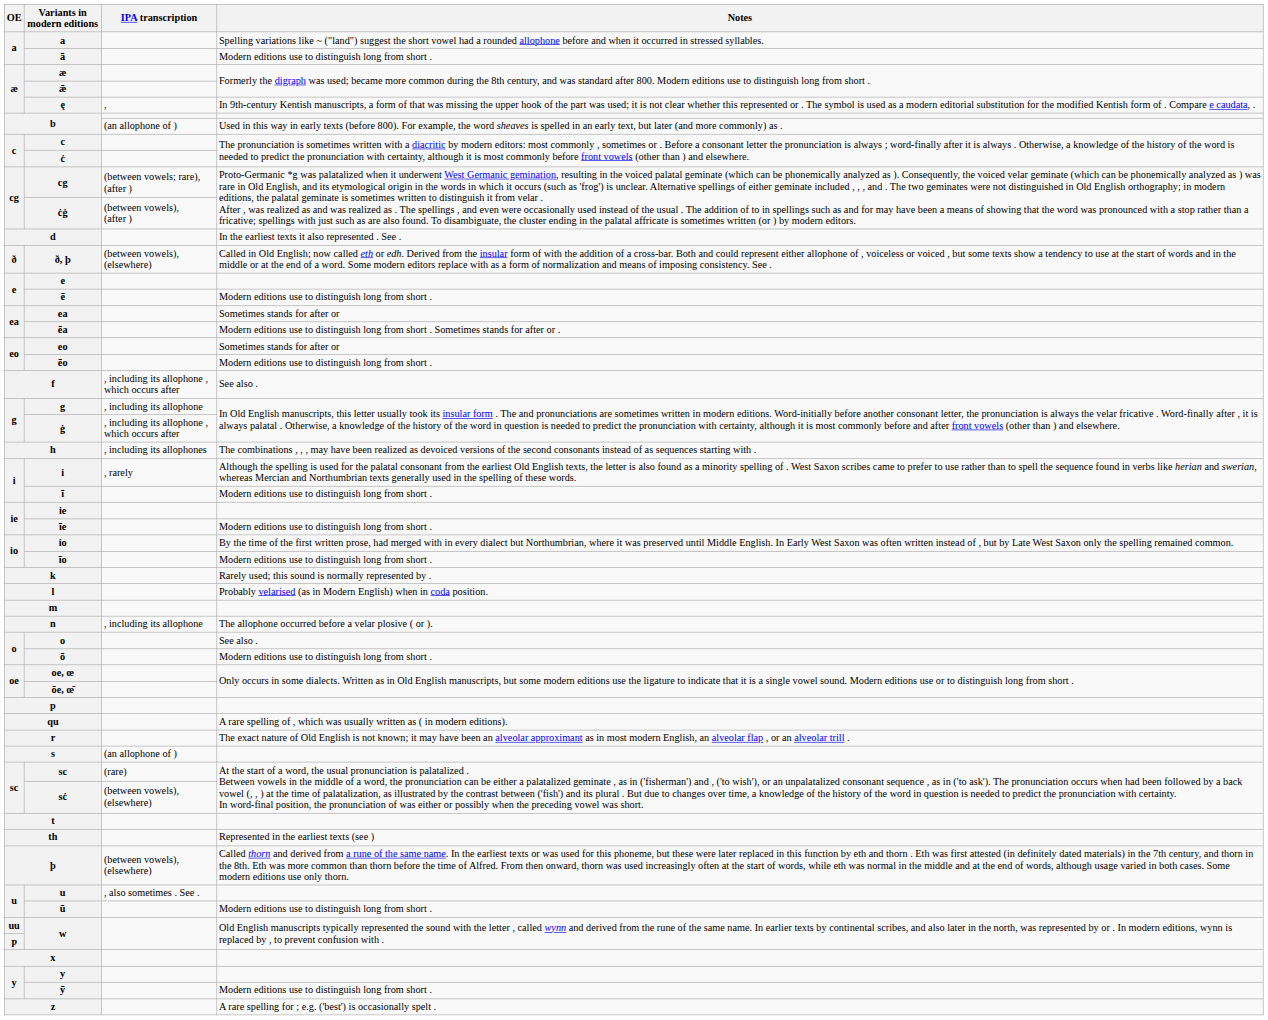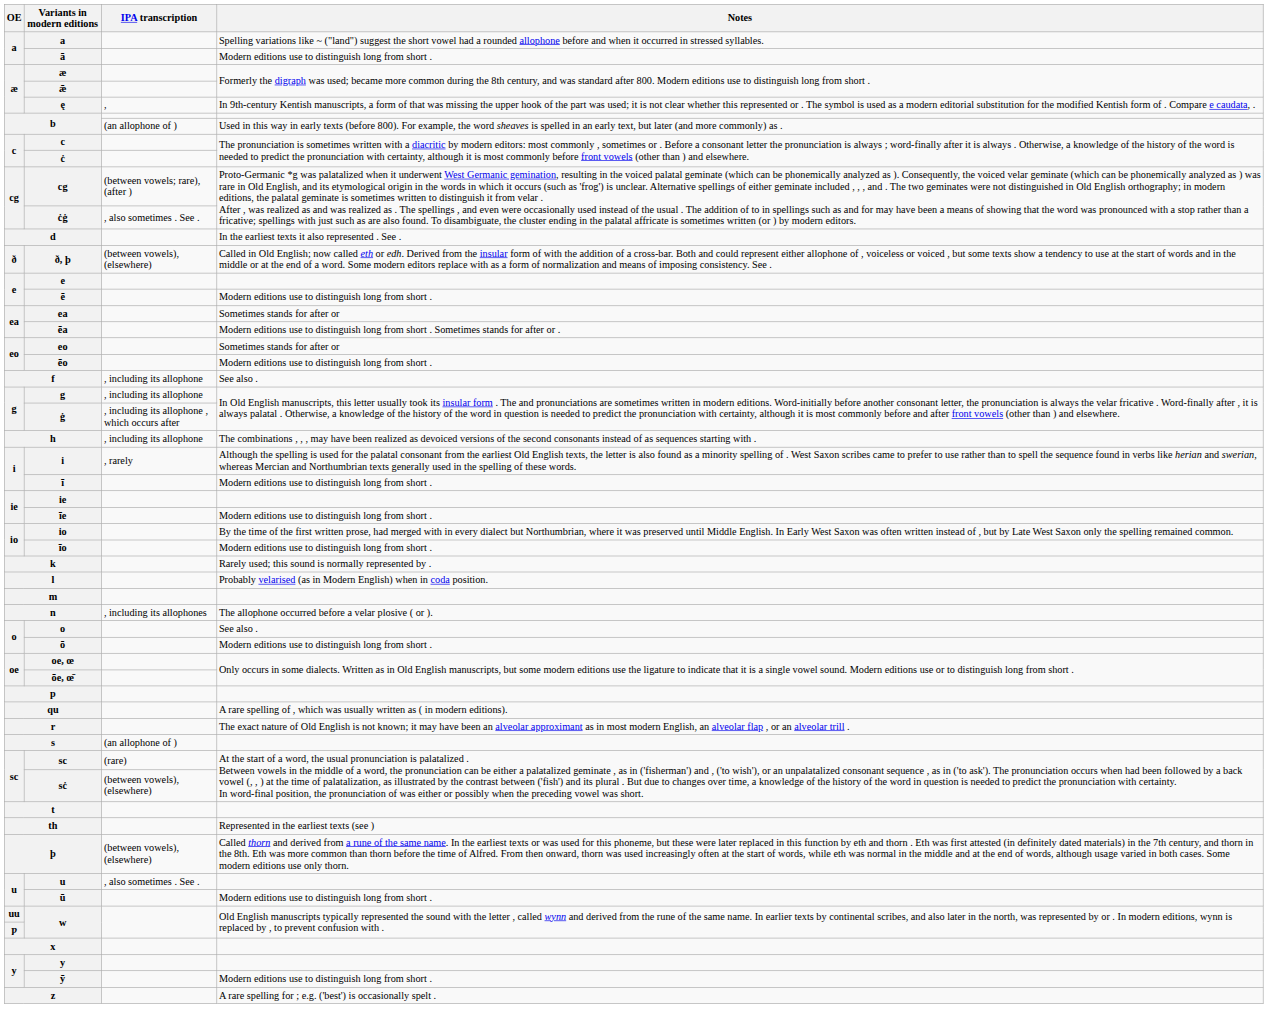(141, 213) (between vowels), (after ) -> (152, 217) , also sometimes . See .
(156, 384) , including its allophone , which occurs after -> (153, 378) , including its allophone
(155, 450) , including its allophones -> (153, 439) , including its allophone
(153, 624) , including its allophone -> (155, 612) , including its allophones
